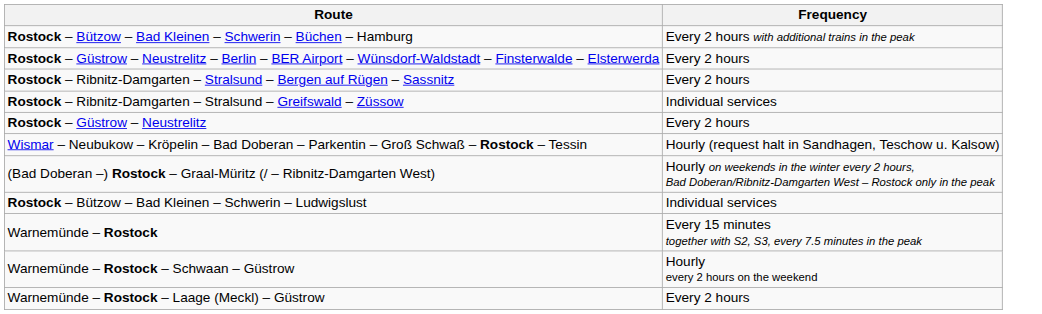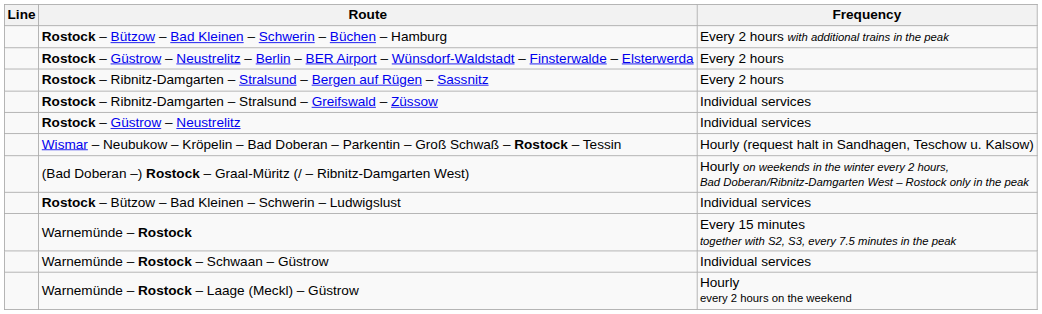+ column: (22, 15)
(708, 123) Every 2 hours -> (755, 123) Individual services
(742, 269) Hourly every 2 hours on the weekend -> (755, 261) Individual services
(708, 298) Every 2 hours -> (776, 290) Hourly every 2 hours on the weekend
